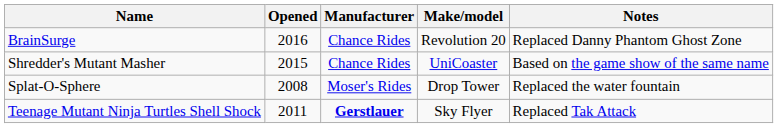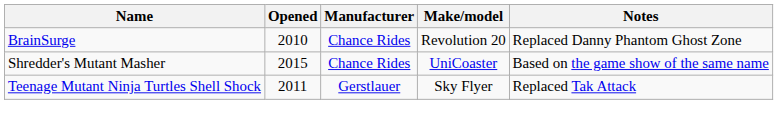(293, 39) 2016 -> (293, 39) 2010
- row: (54, 87)
(369, 110) bold -> (369, 87) normal
